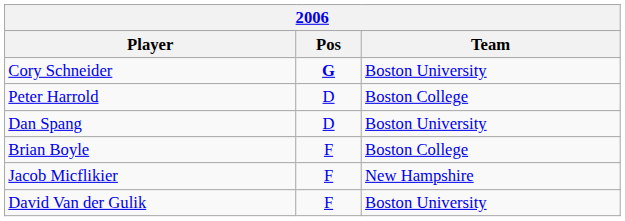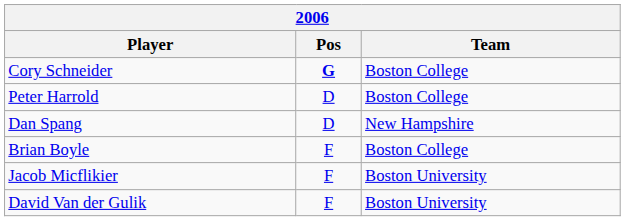(426, 70) Boston University -> (417, 70) Boston College
(426, 123) Boston University -> (419, 123) New Hampshire
(419, 176) New Hampshire -> (426, 176) Boston University
